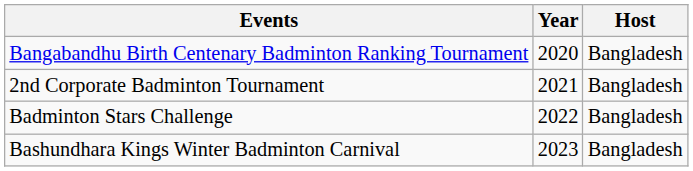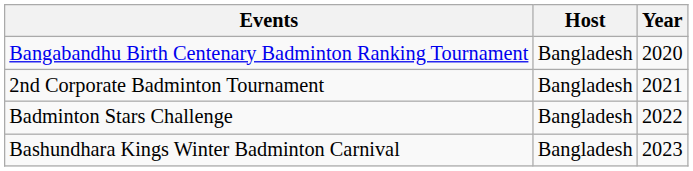columns swapped: (635, 20) <-> (558, 20)
